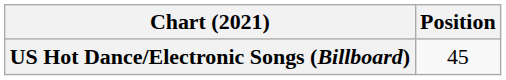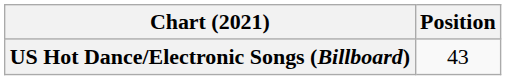(458, 56) 45 -> (458, 56) 43
